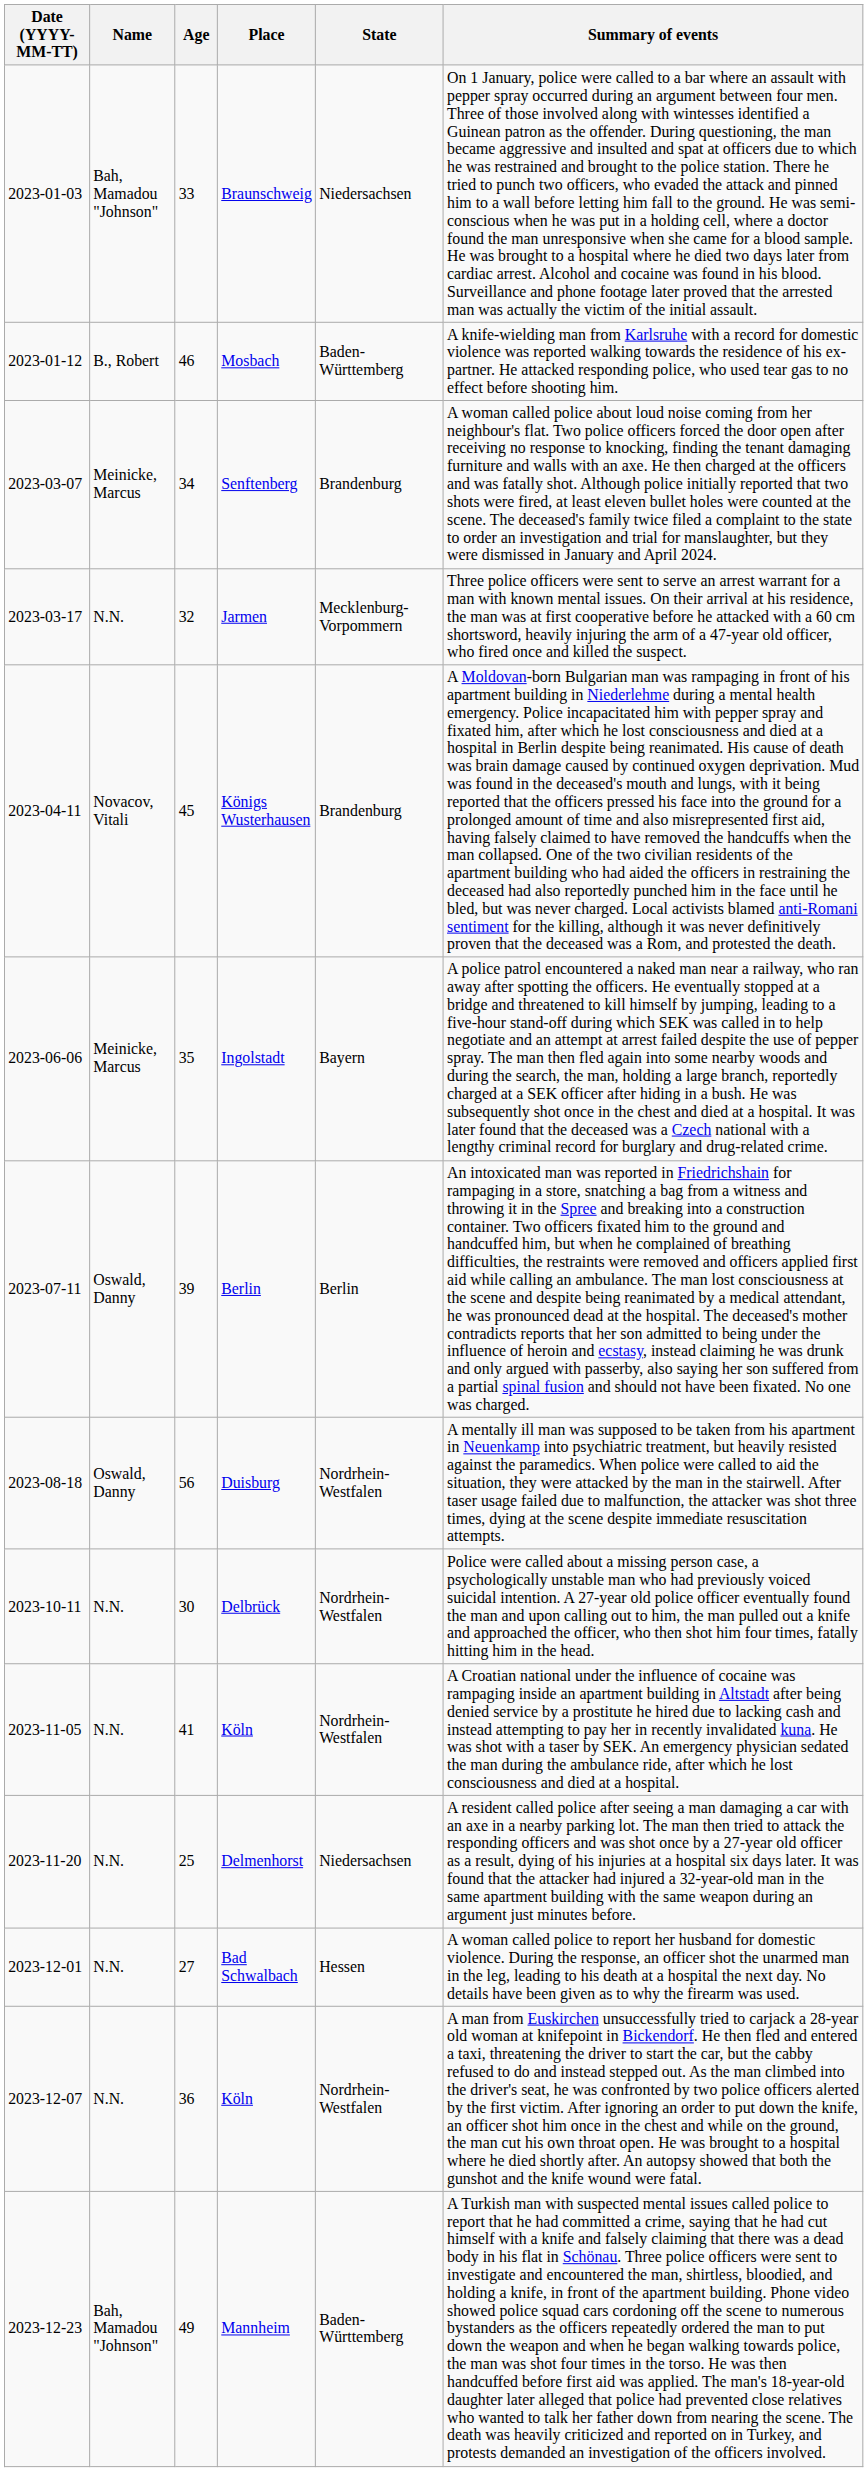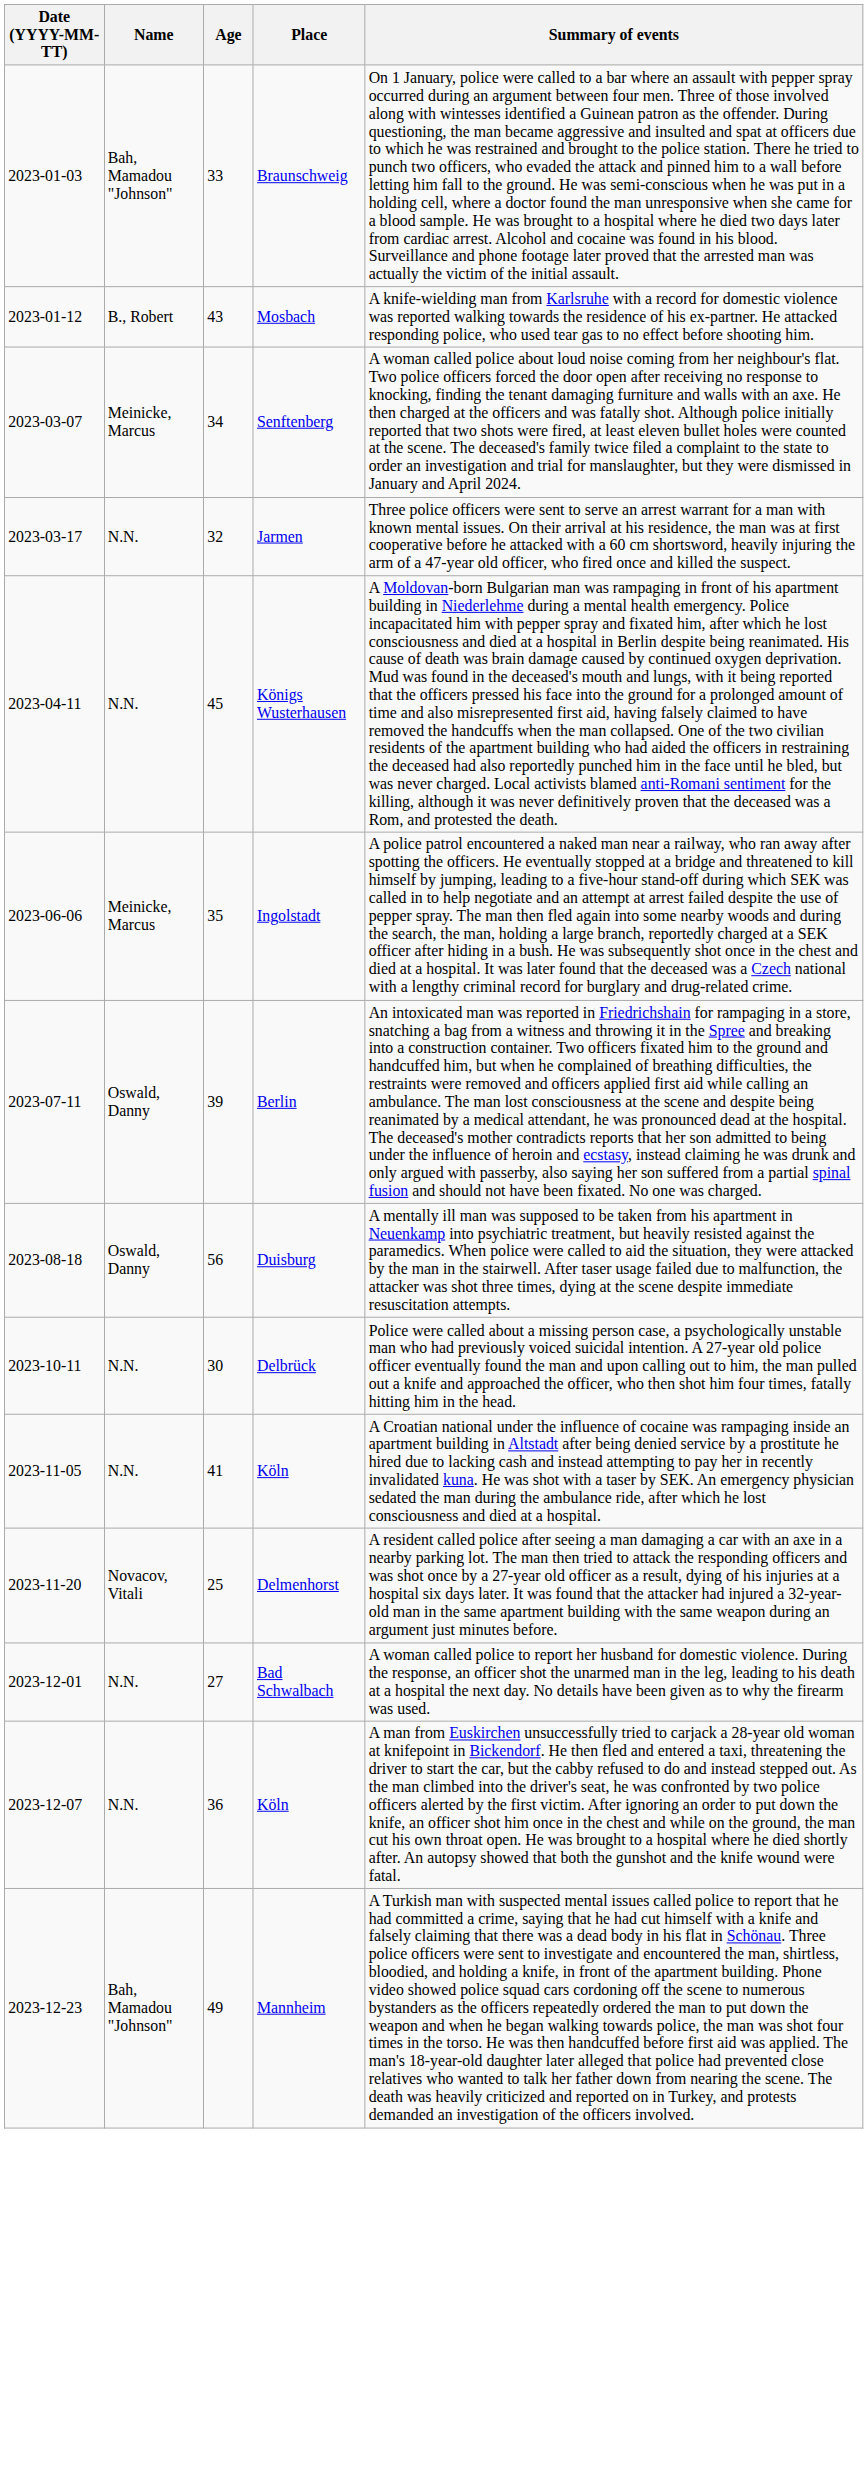- column: (379, 34)
(187, 361) 46 -> (215, 316) 43
(123, 810) Novacov, Vitali -> (123, 703) N.N.
(109, 1861) N.N. -> (138, 1585) Novacov, Vitali
